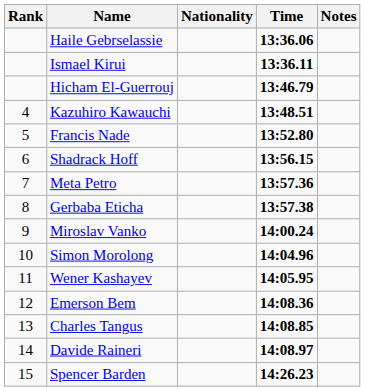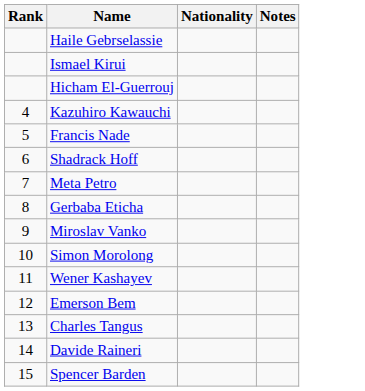- column: (287, 16)
